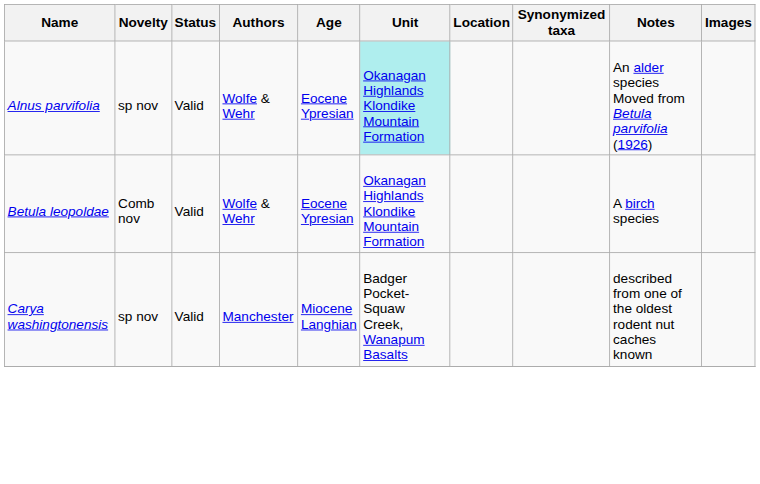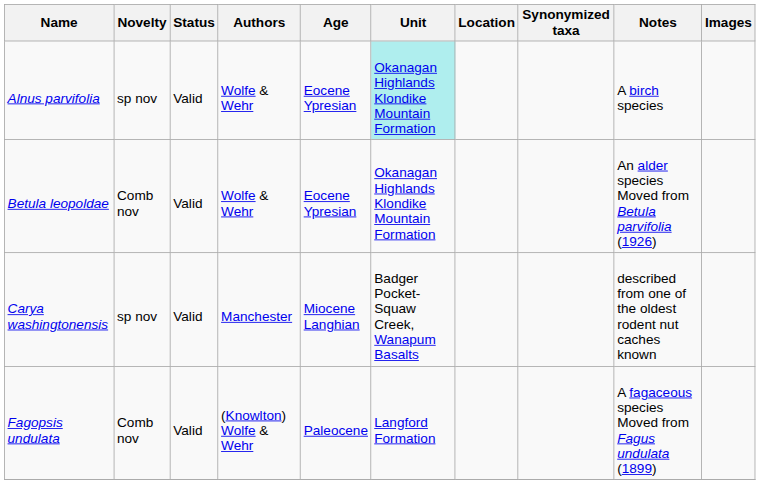(649, 105) An alder species Moved from Betula parvifolia (1926) -> (640, 98) A birch species
(636, 211) A birch species -> (653, 203) An alder species Moved from Betula parvifolia (1926)
+ row: (35, 430)
